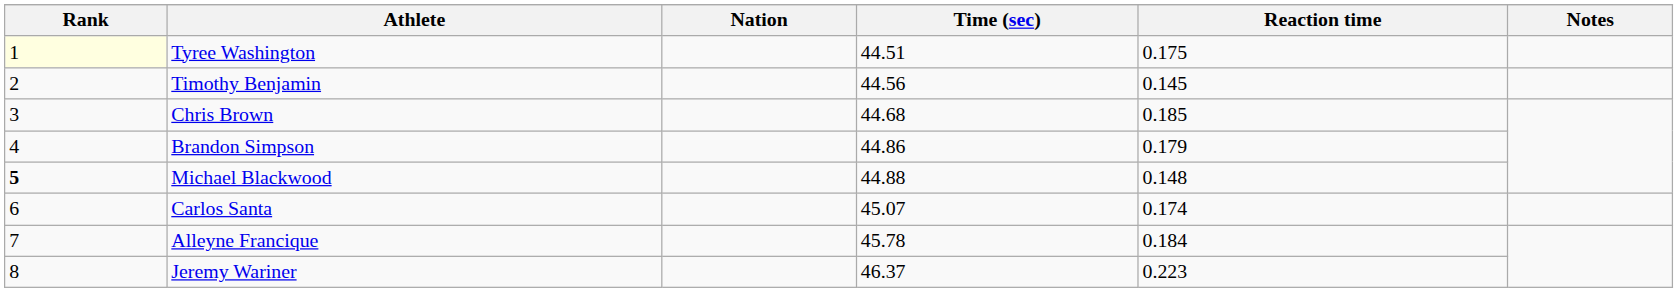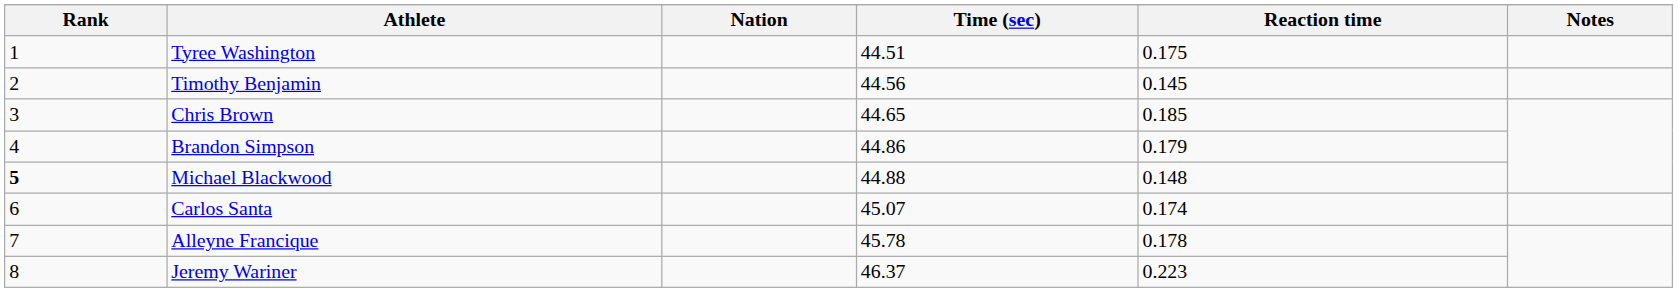(14, 51) lightyellow background -> (14, 51) no background
(883, 114) 44.68 -> (883, 114) 44.65
(1165, 240) 0.184 -> (1165, 240) 0.178
